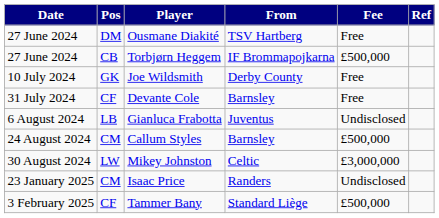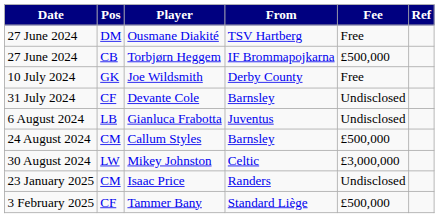(352, 98) Free -> (373, 98) Undisclosed
